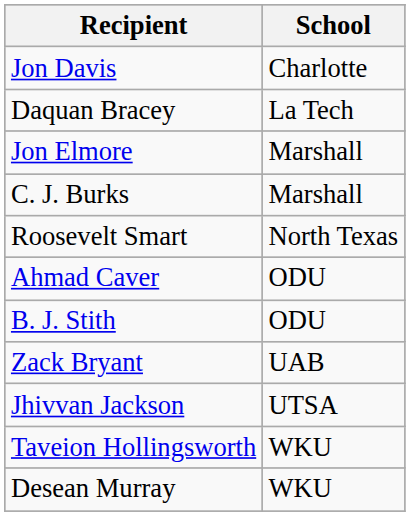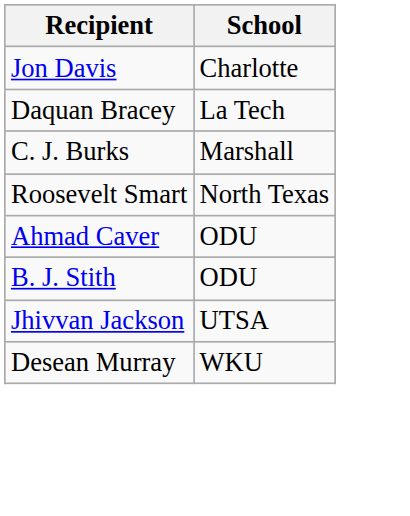- row: (72, 151)
- row: (77, 362)
- row: (134, 446)
